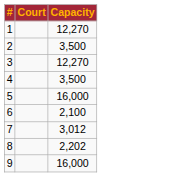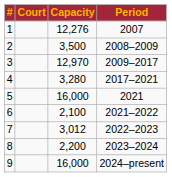+ column: (132, 12)
(73, 29) 12,270 -> (73, 29) 12,276
(73, 63) 12,270 -> (73, 63) 12,970
(73, 79) 3,500 -> (73, 79) 3,280
(73, 146) 2,202 -> (73, 146) 2,200
